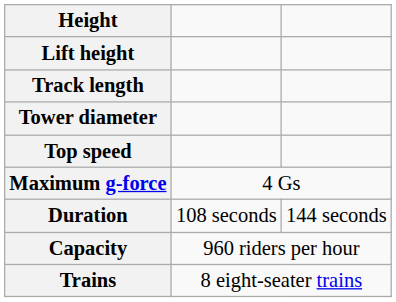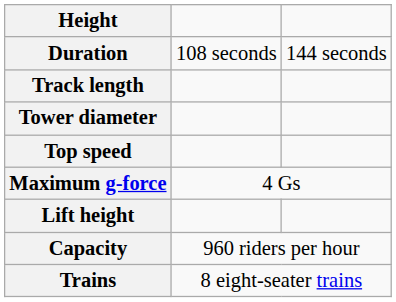rows swapped: (88, 53) <-> (88, 215)
